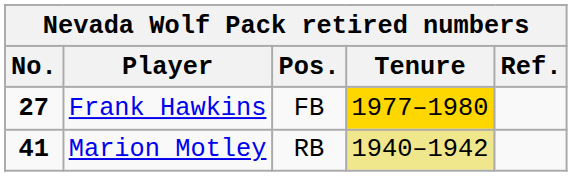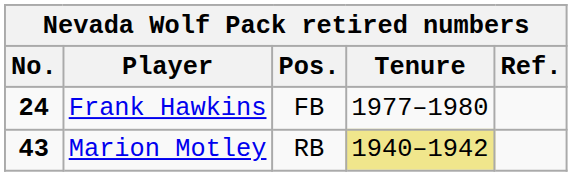(34, 108) 27 -> (34, 108) 24
(420, 108) gold background -> (420, 108) no background
(34, 150) 41 -> (34, 150) 43
